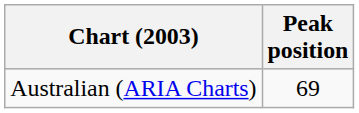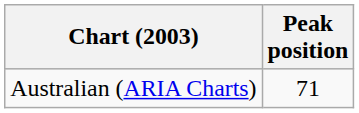(308, 88) 69 -> (308, 88) 71
